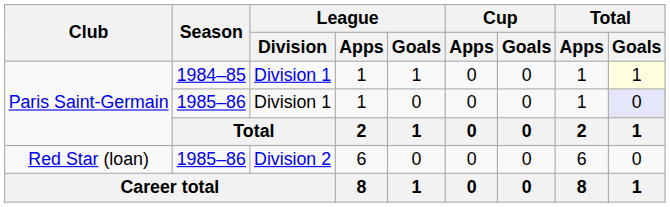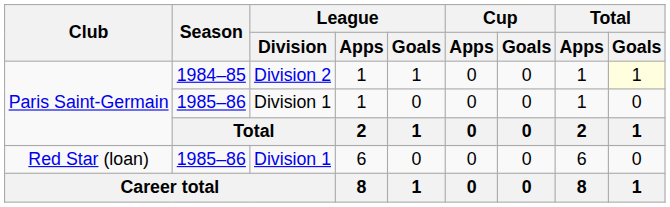(293, 74) Division 1 -> (293, 74) Division 2
(637, 103) lavender background -> (637, 103) no background
(293, 159) Division 2 -> (293, 159) Division 1
